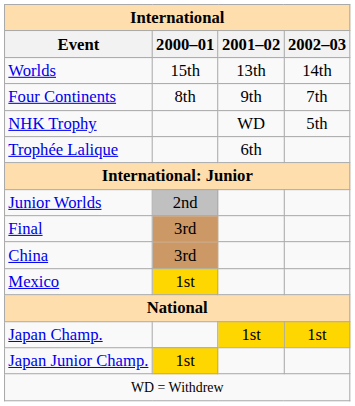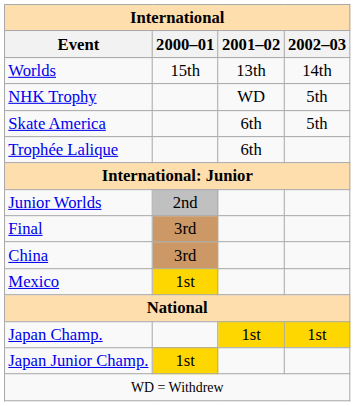- row: (62, 96)
+ row: (57, 123)
